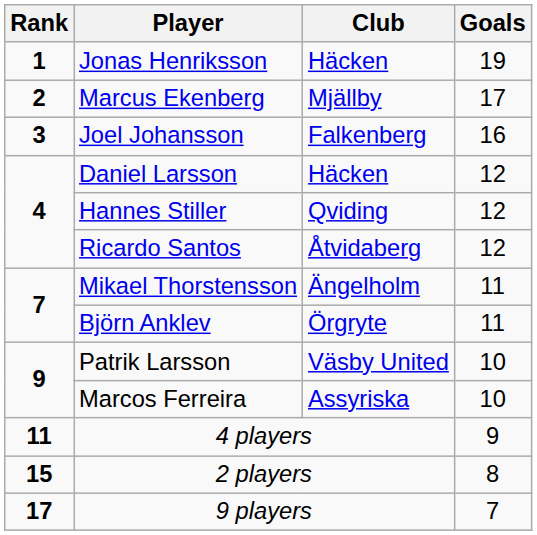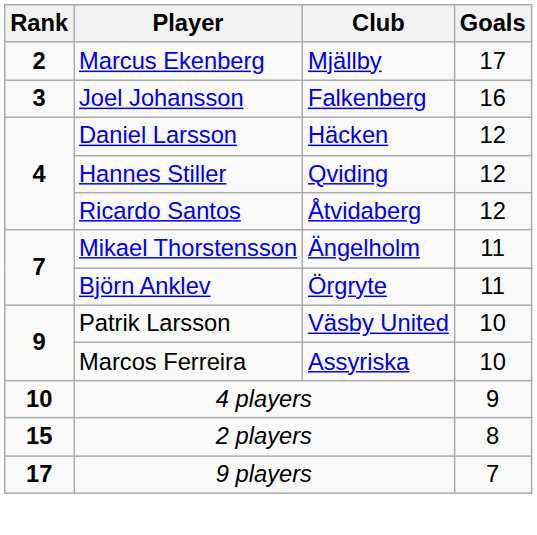- row: (173, 60)
(39, 436) 11 -> (39, 398) 10
